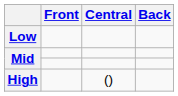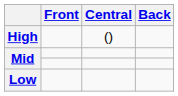rows swapped: (23, 79) <-> (23, 36)
